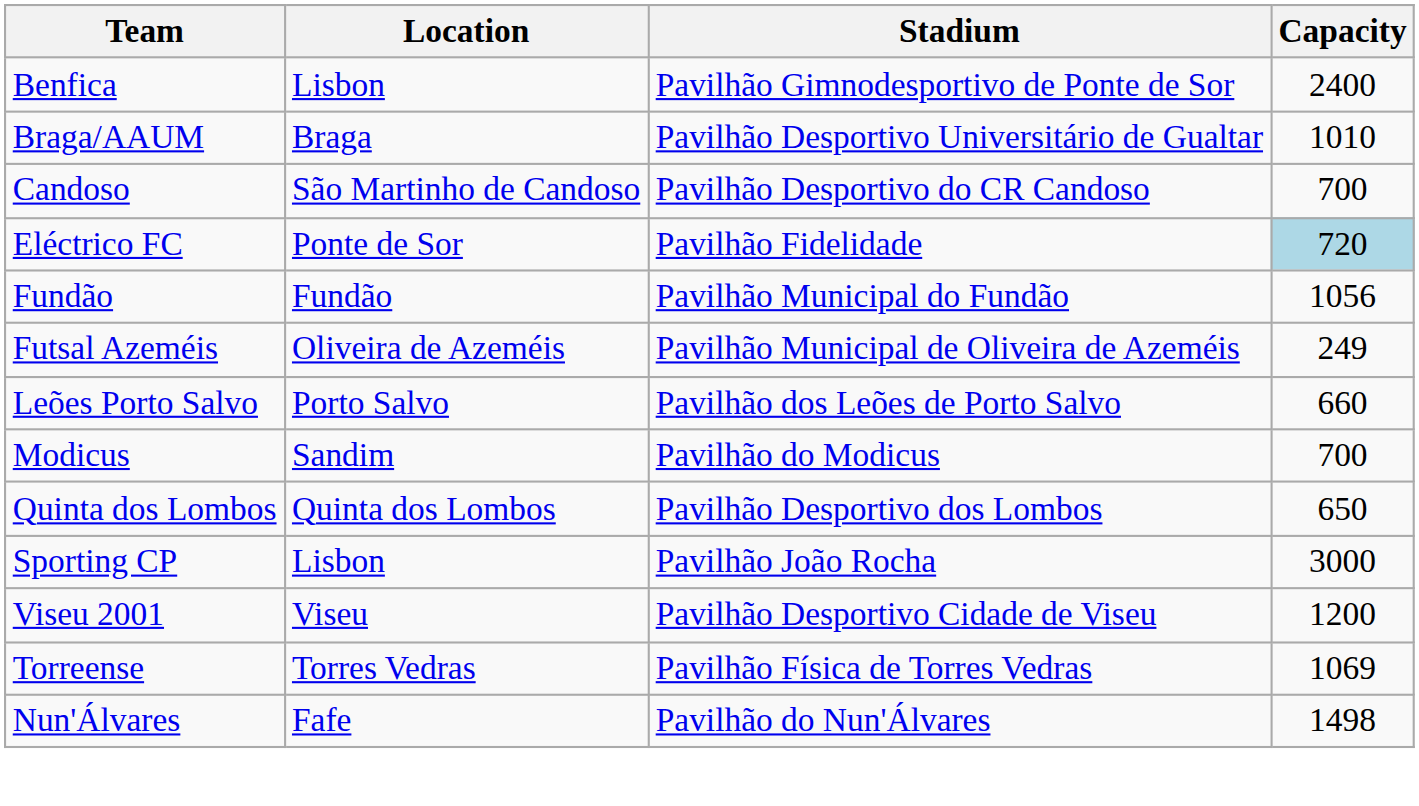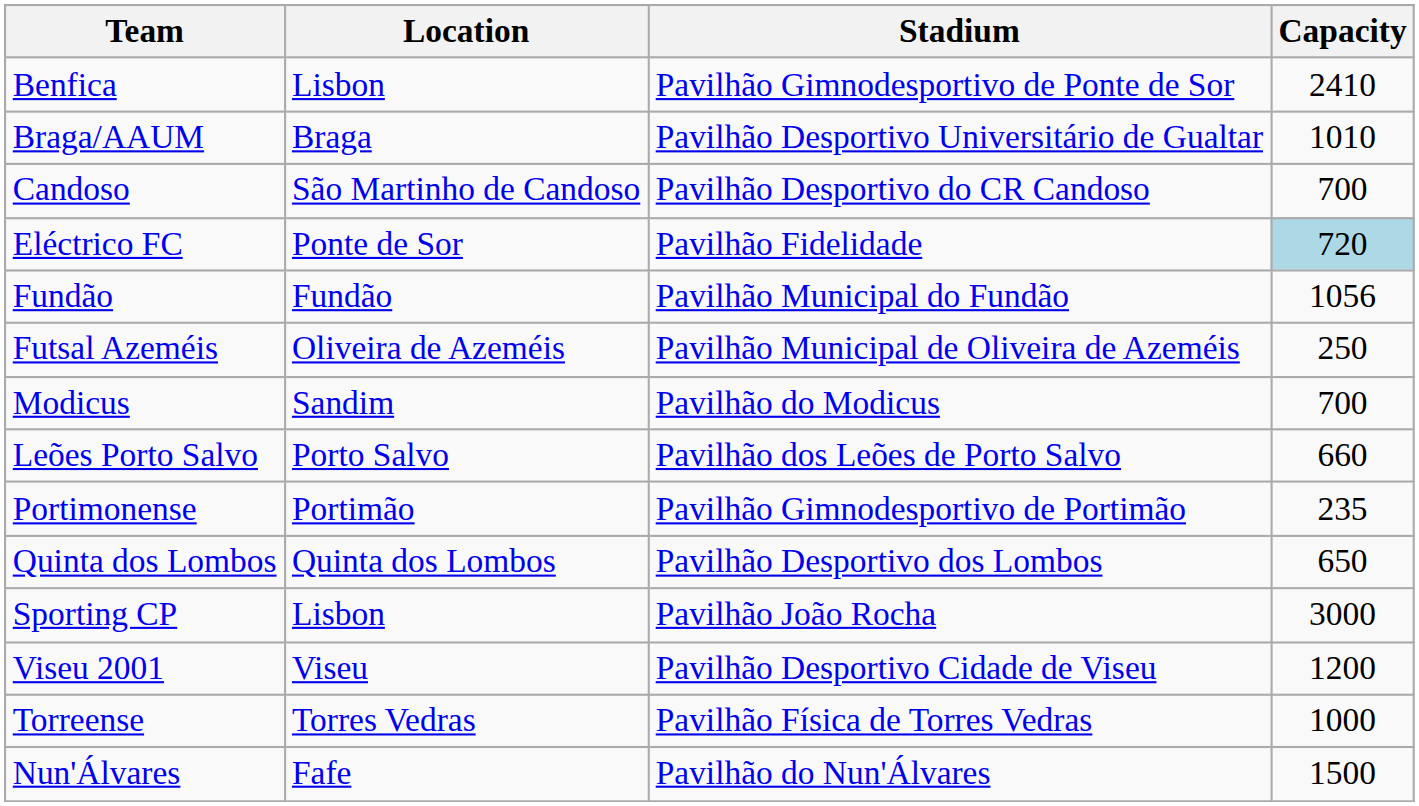(1343, 84) 2400 -> (1343, 84) 2410
(1343, 349) 249 -> (1343, 349) 250
rows swapped: (135, 402) <-> (71, 455)
+ row: (105, 508)
(1343, 667) 1069 -> (1343, 720) 1000
(1343, 720) 1498 -> (1343, 773) 1500
